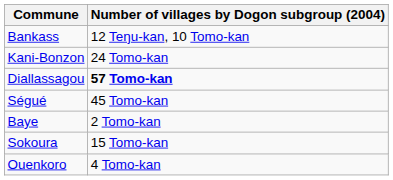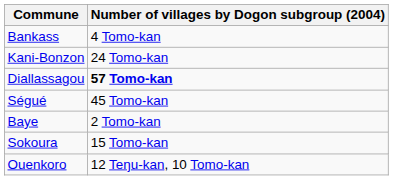(170, 36) 12 Teŋu-kan, 10 Tomo-kan -> (126, 36) 4 Tomo-kan
(126, 164) 4 Tomo-kan -> (170, 164) 12 Teŋu-kan, 10 Tomo-kan
